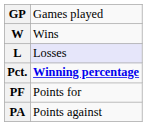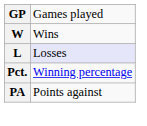(86, 72) bold -> (83, 72) normal
- row: (17, 92)
